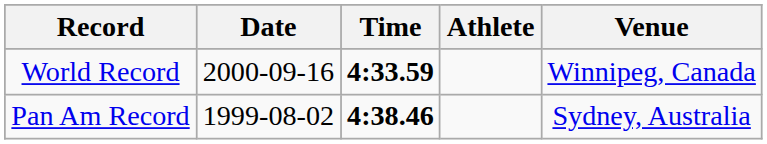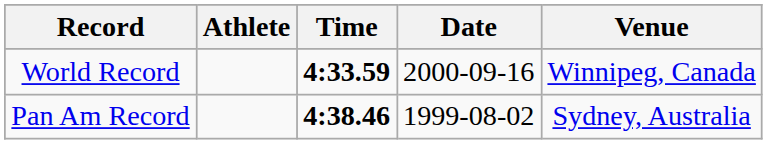columns swapped: (491, 26) <-> (268, 26)
